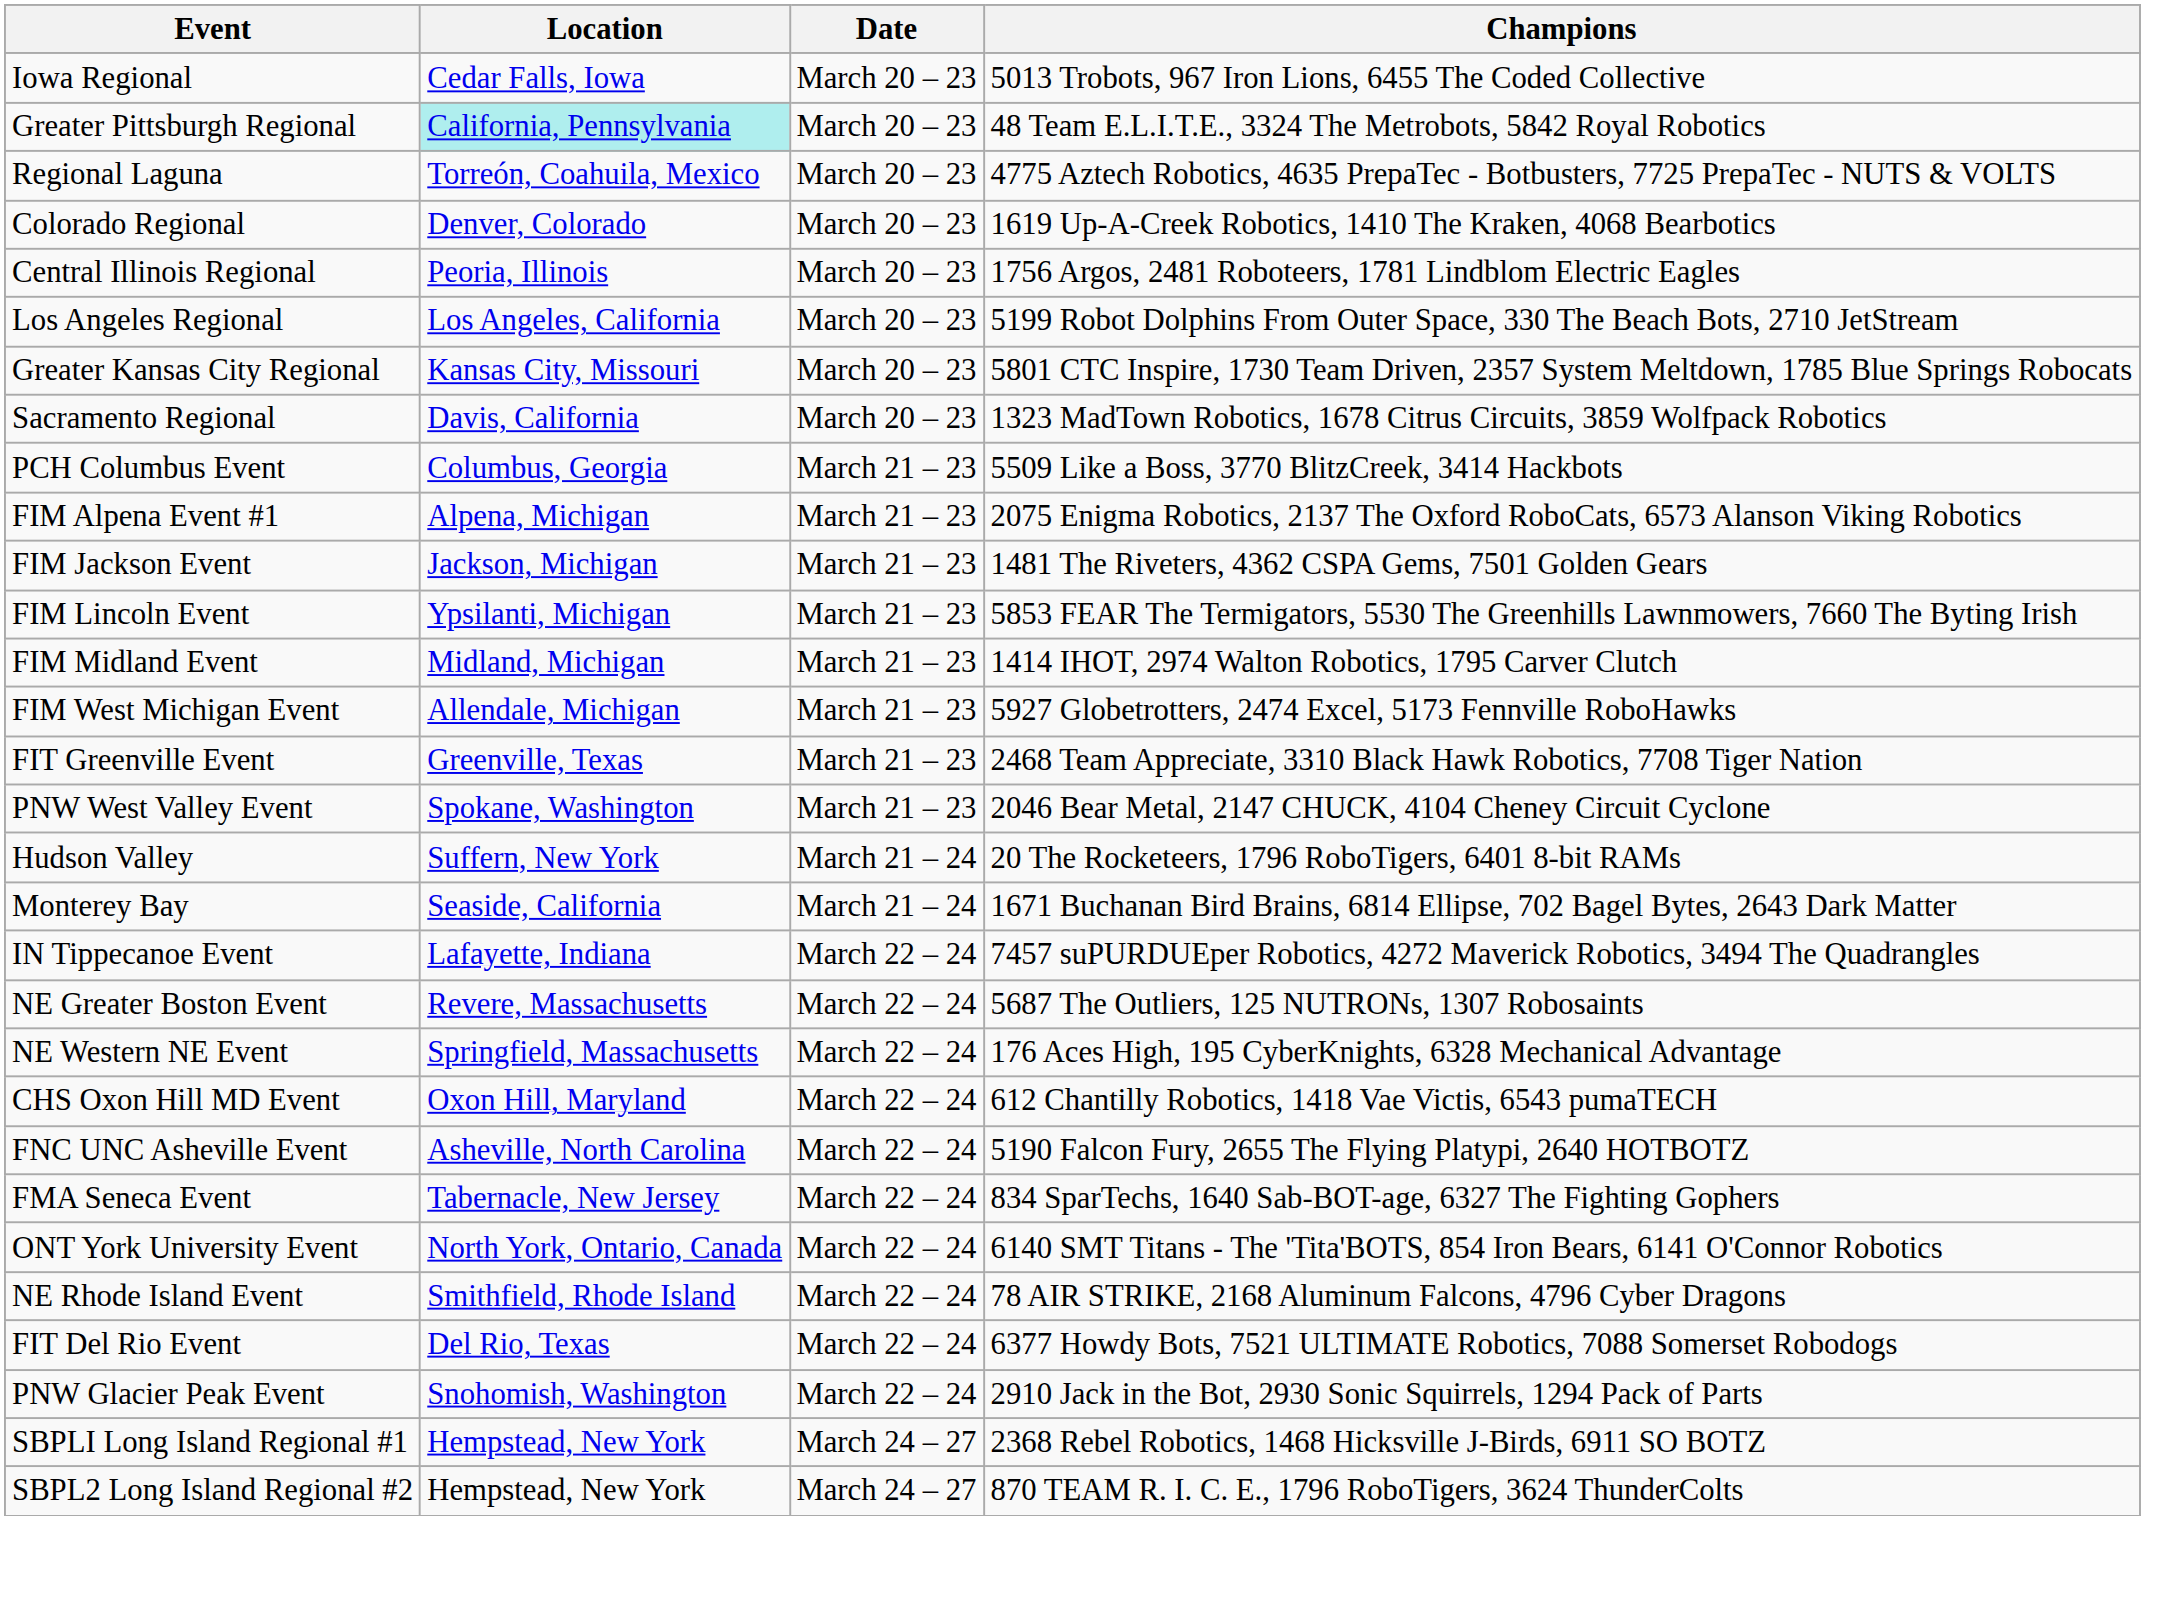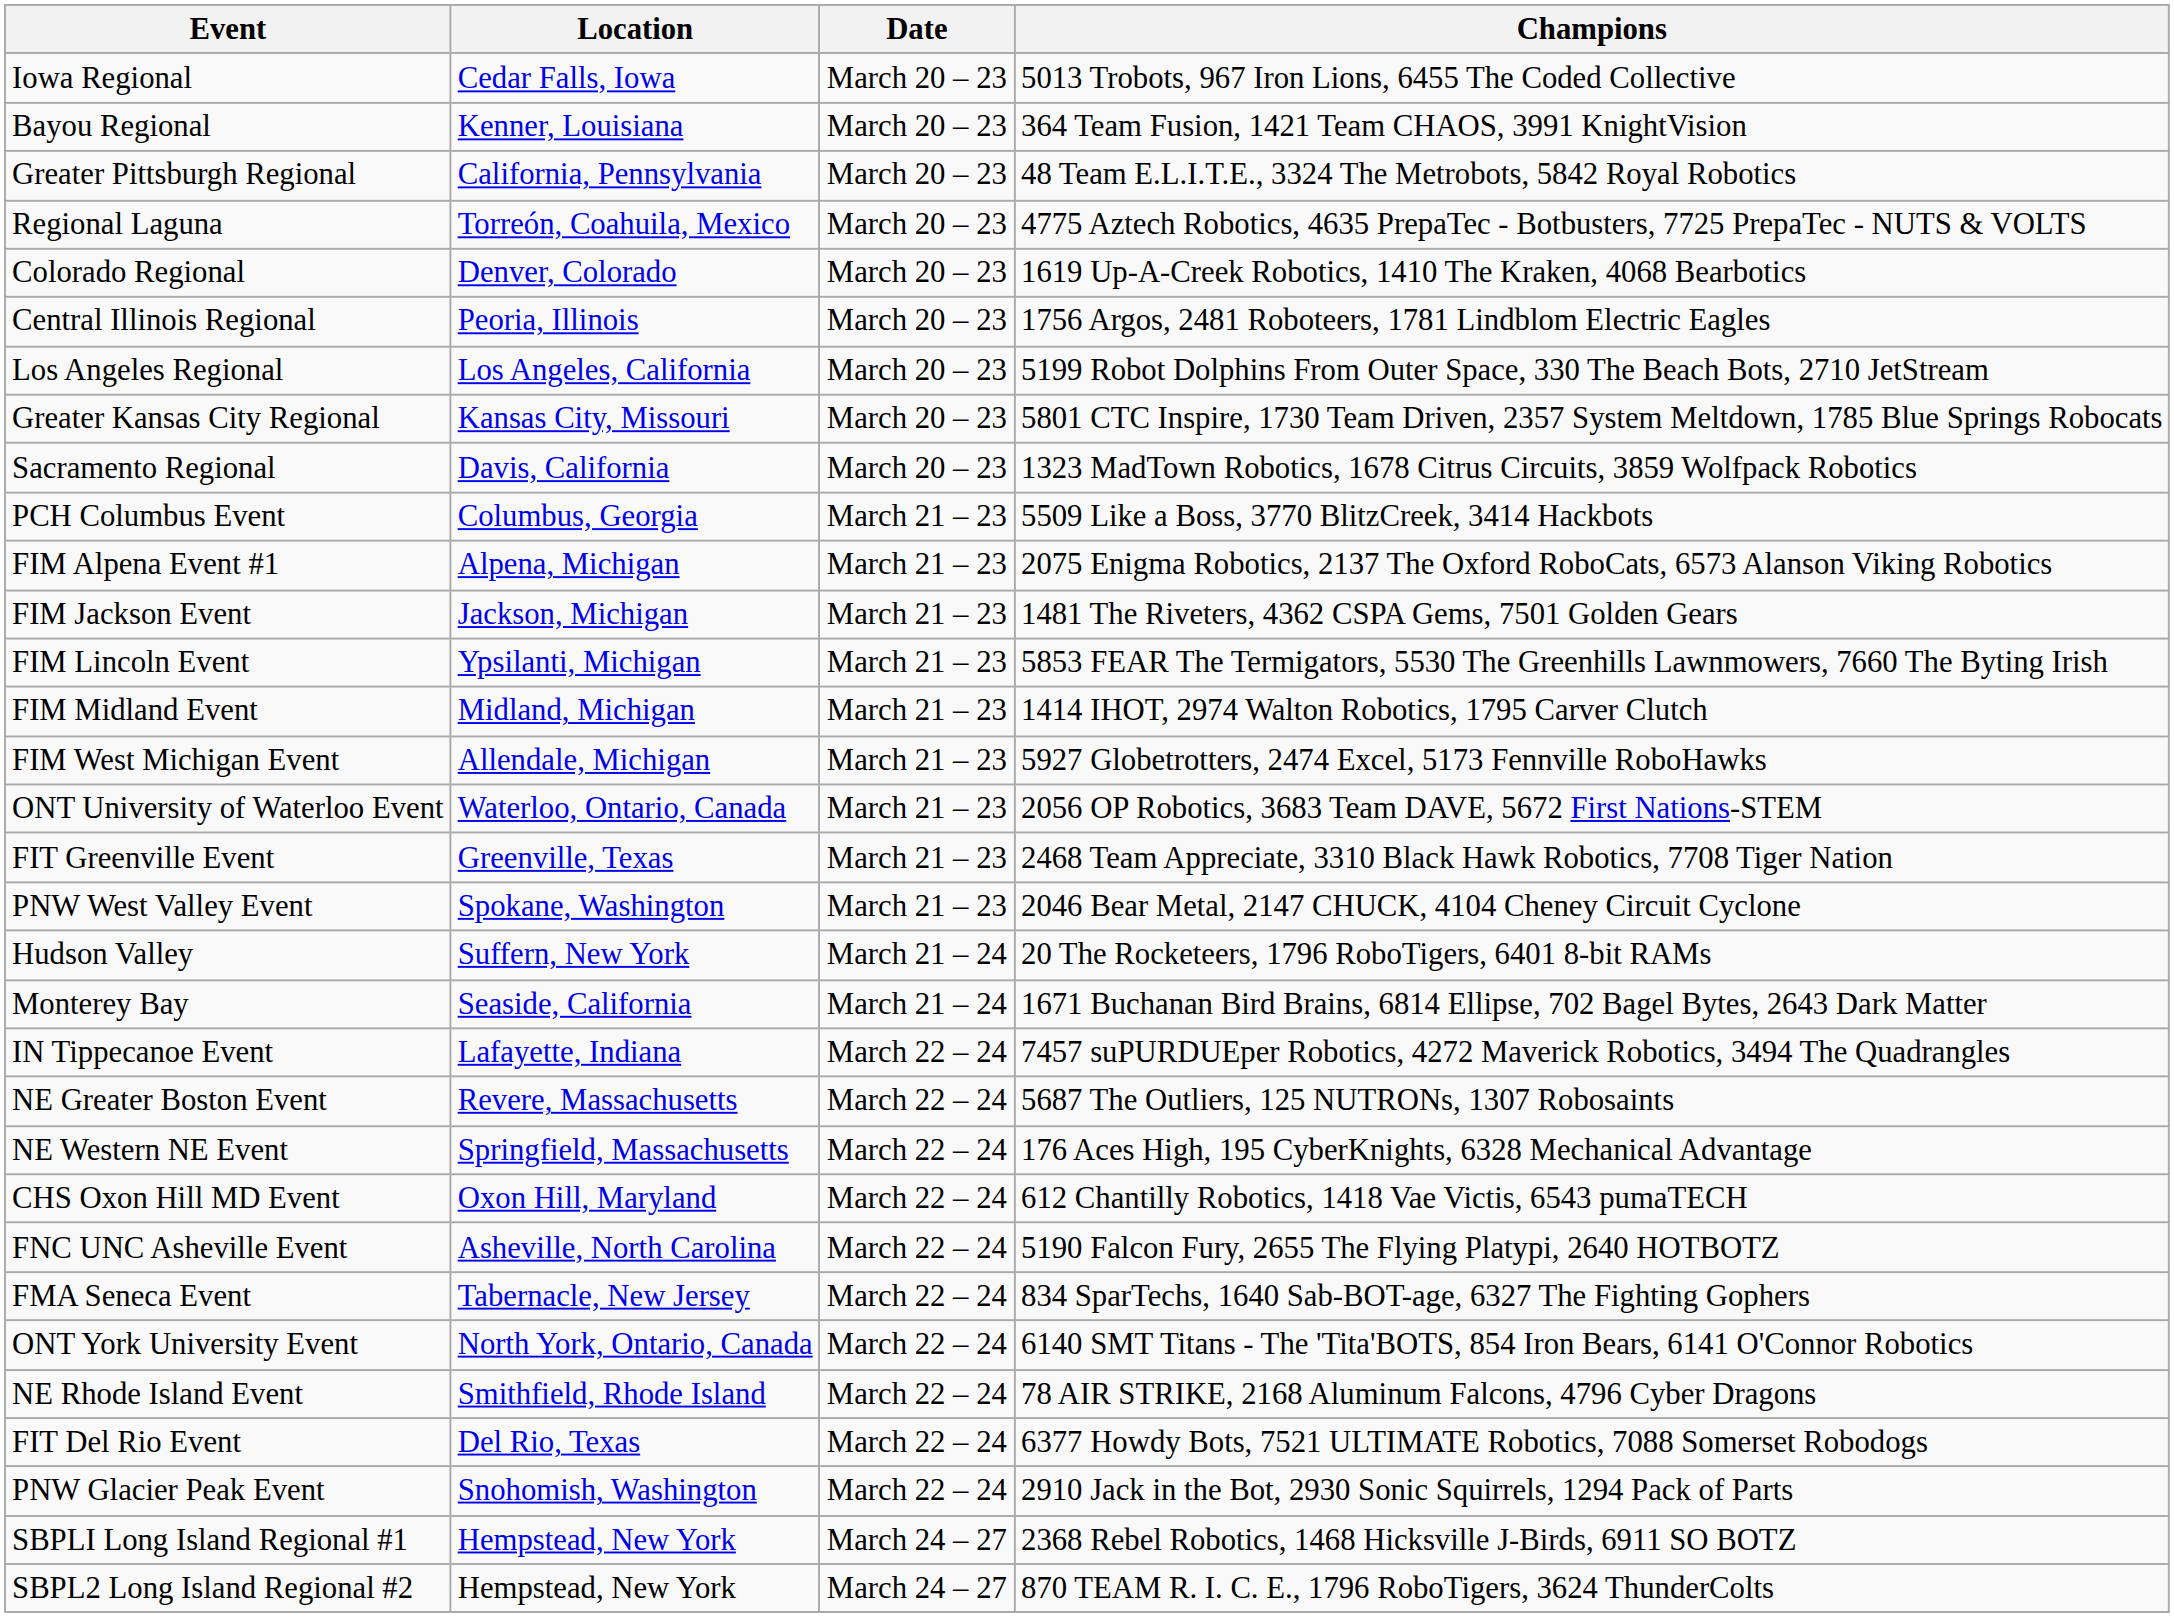+ row: (111, 126)
(579, 126) paleturquoise background -> (610, 175) no background
+ row: (228, 808)
